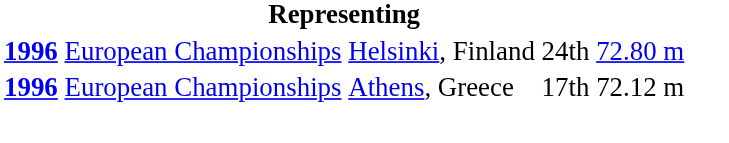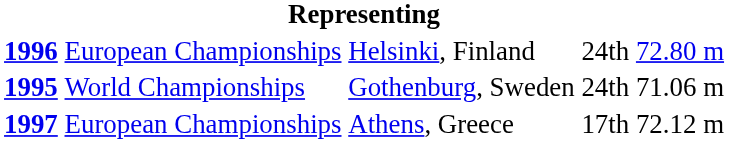+ row: (461, 87)
(31, 87) 1996 -> (31, 124) 1997
